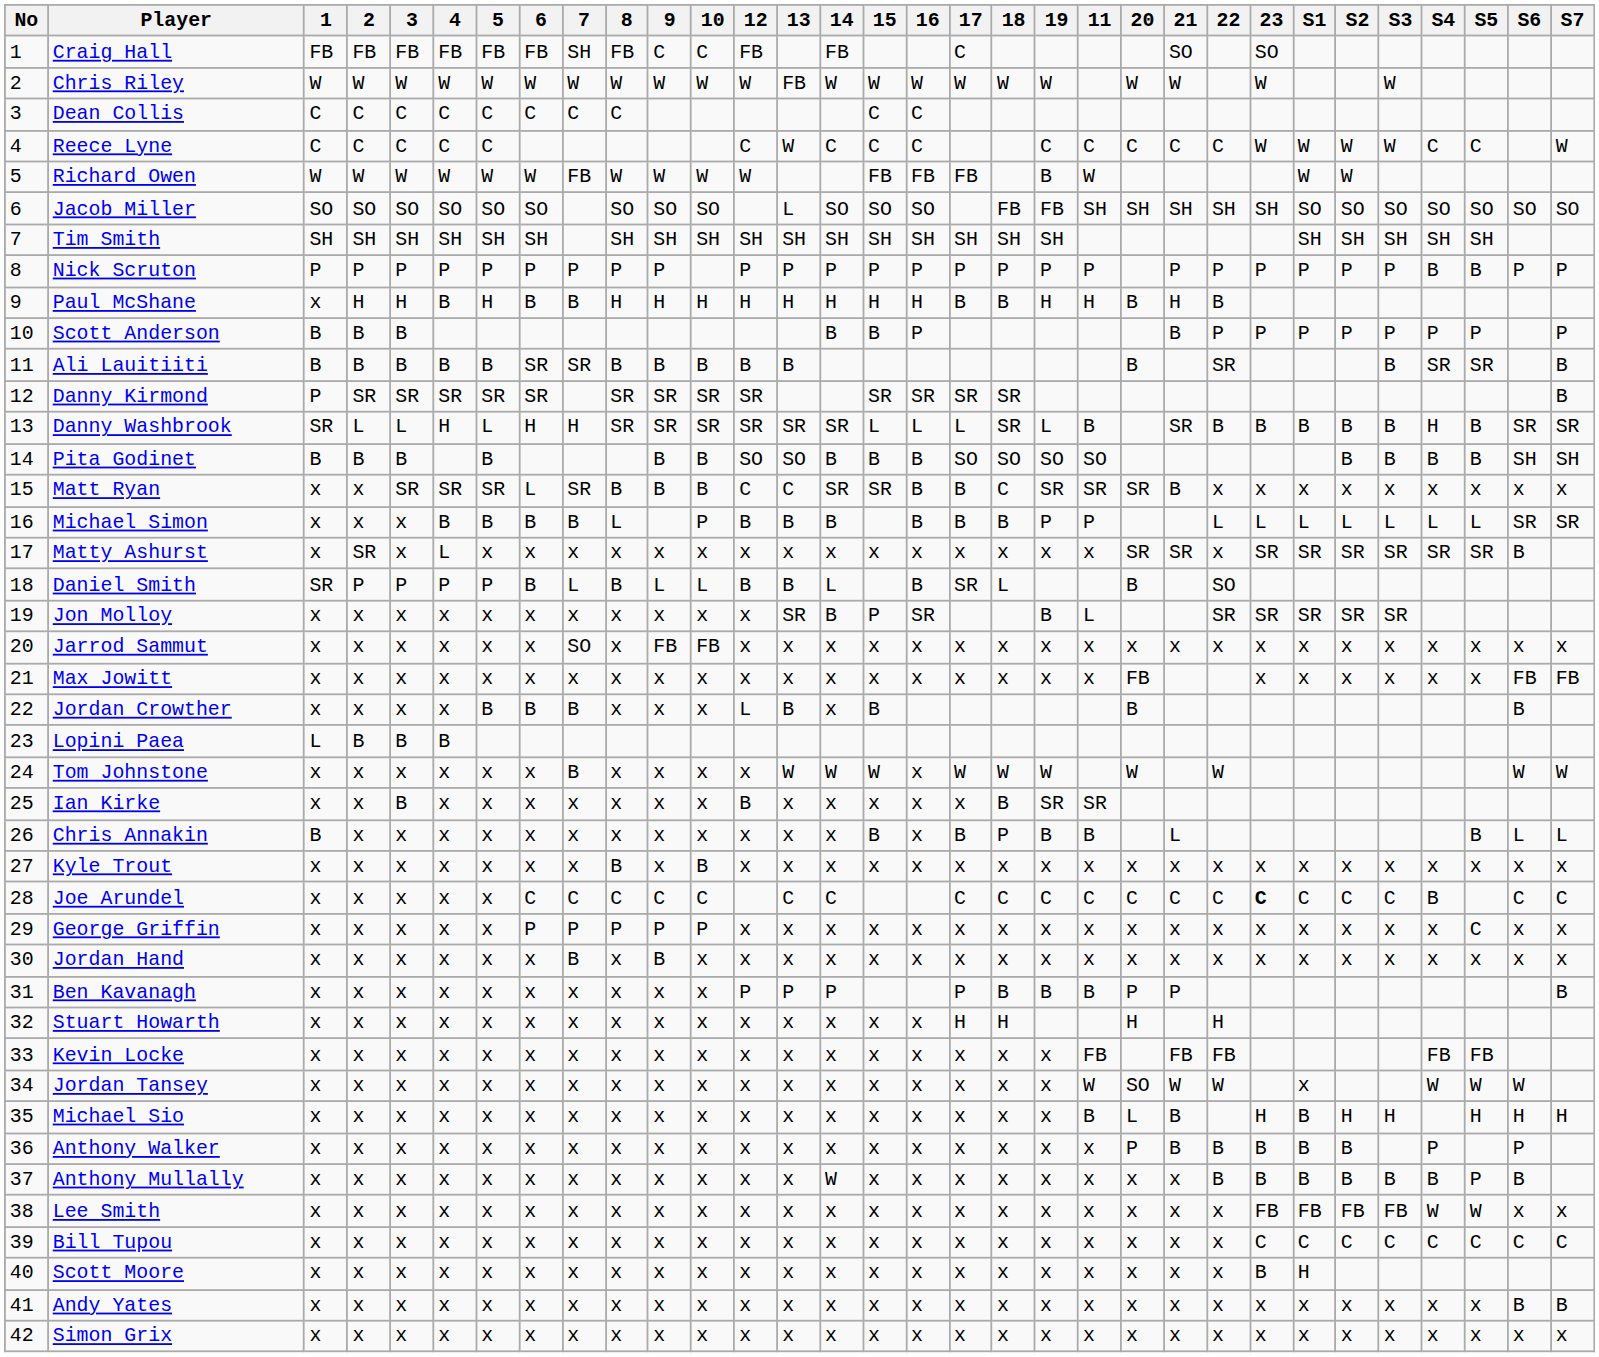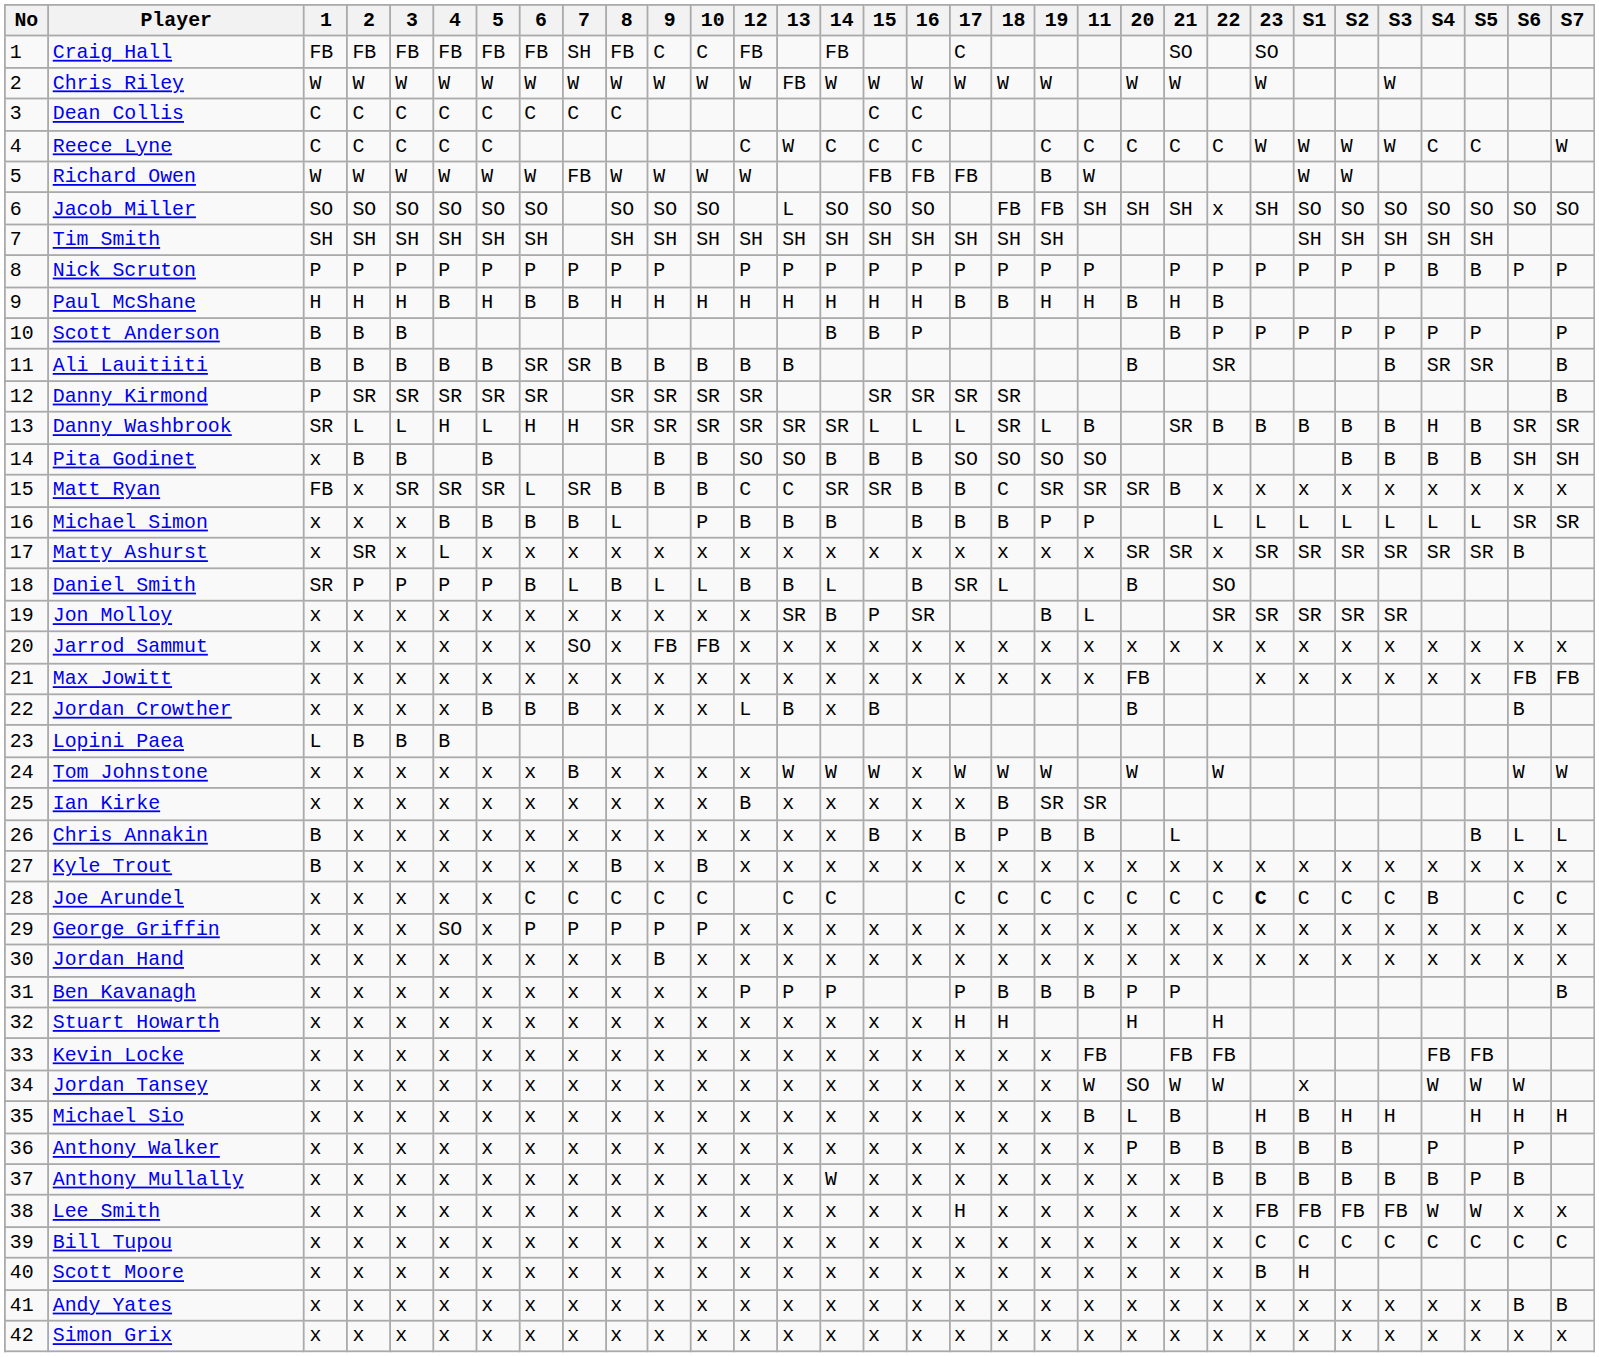(1224, 209) SH -> (1218, 209) x
(315, 303) x -> (315, 303) H
(315, 459) B -> (315, 459) x
(315, 491) x -> (321, 491) FB
(401, 804) B -> (401, 804) x
(315, 867) x -> (315, 867) B
(444, 929) x -> (450, 929) SO
(1476, 929) C -> (1476, 929) x
(573, 961) B -> (573, 961) x
(960, 1211) x -> (960, 1211) H
